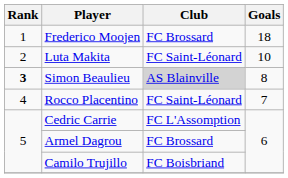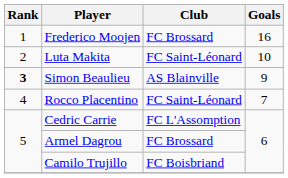(264, 36) 18 -> (264, 36) 16
(183, 78) lightgrey background -> (183, 78) no background
(264, 78) 8 -> (264, 78) 9
